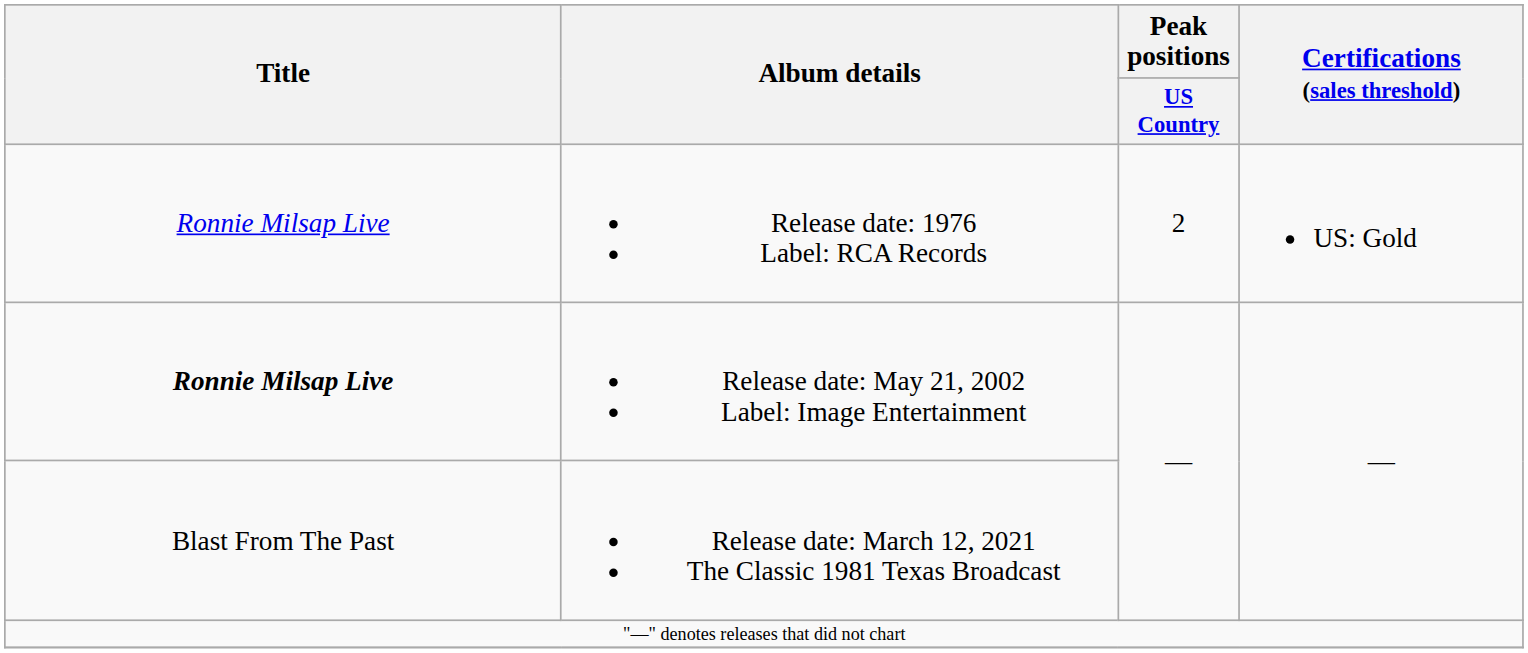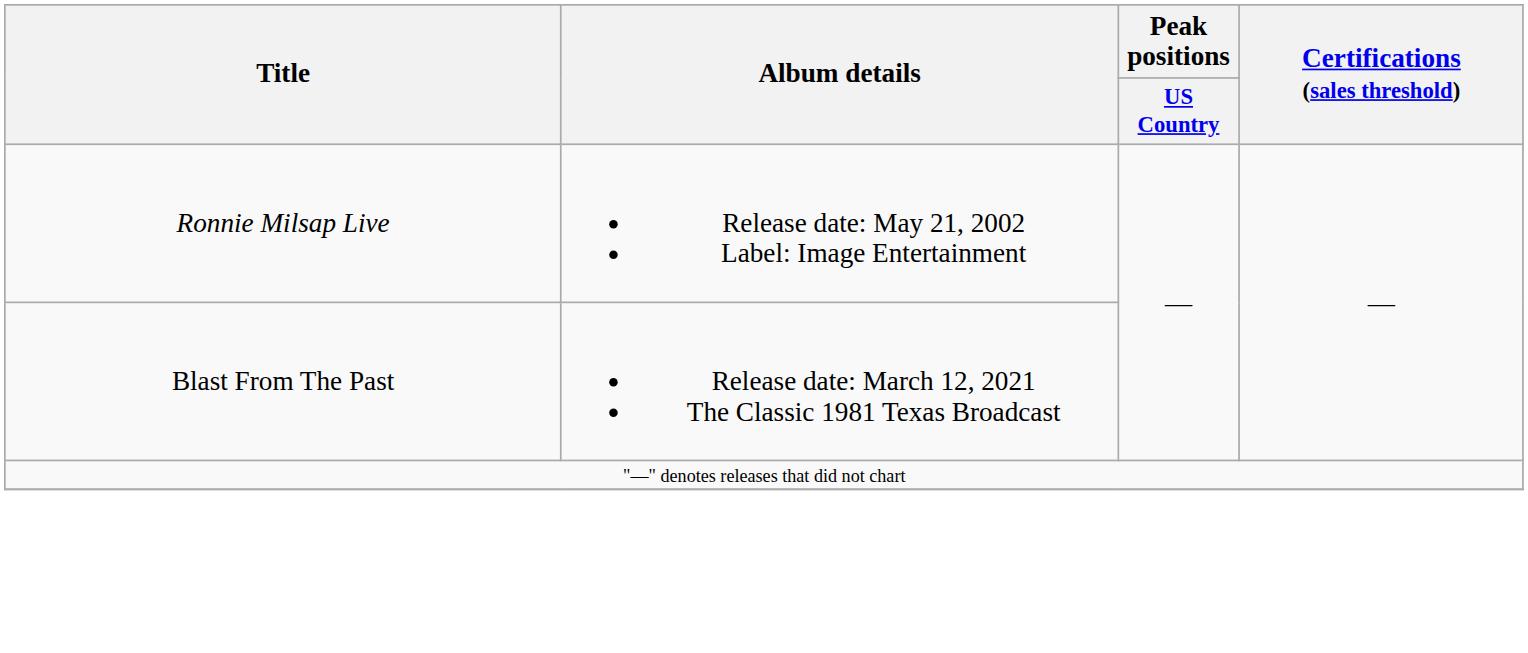- row: (840, 238)
(283, 381) bold -> (283, 222) normal
